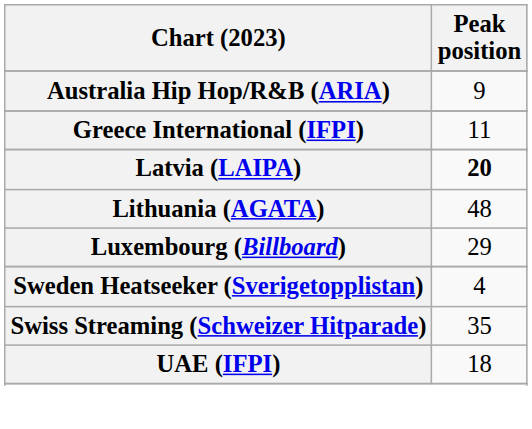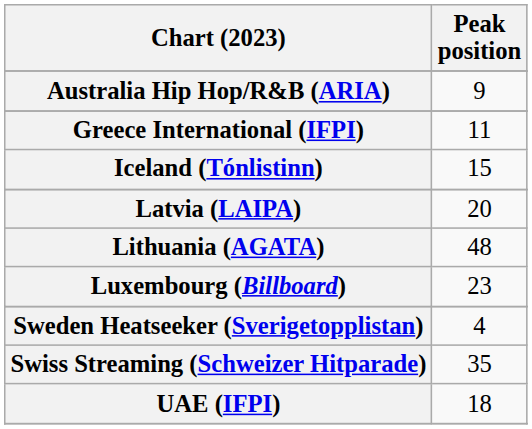+ row: (218, 168)
(479, 168) bold -> (479, 208) normal
(479, 247) 29 -> (479, 286) 23
